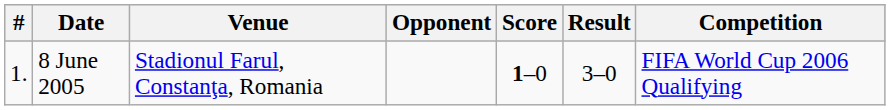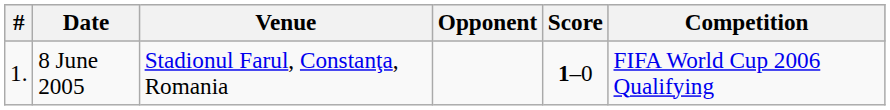- column: (599, 22)
